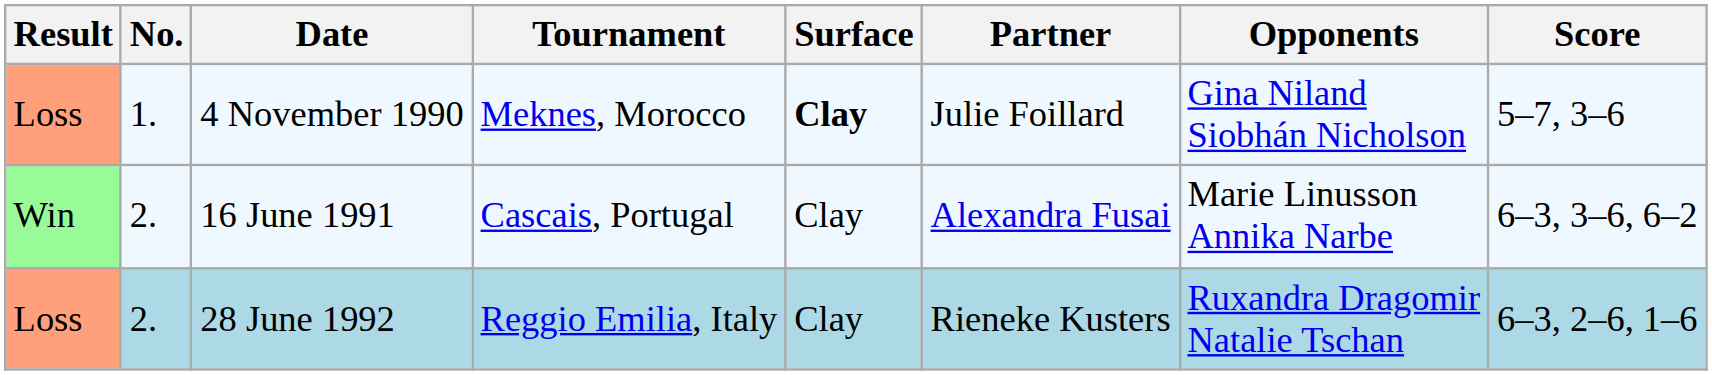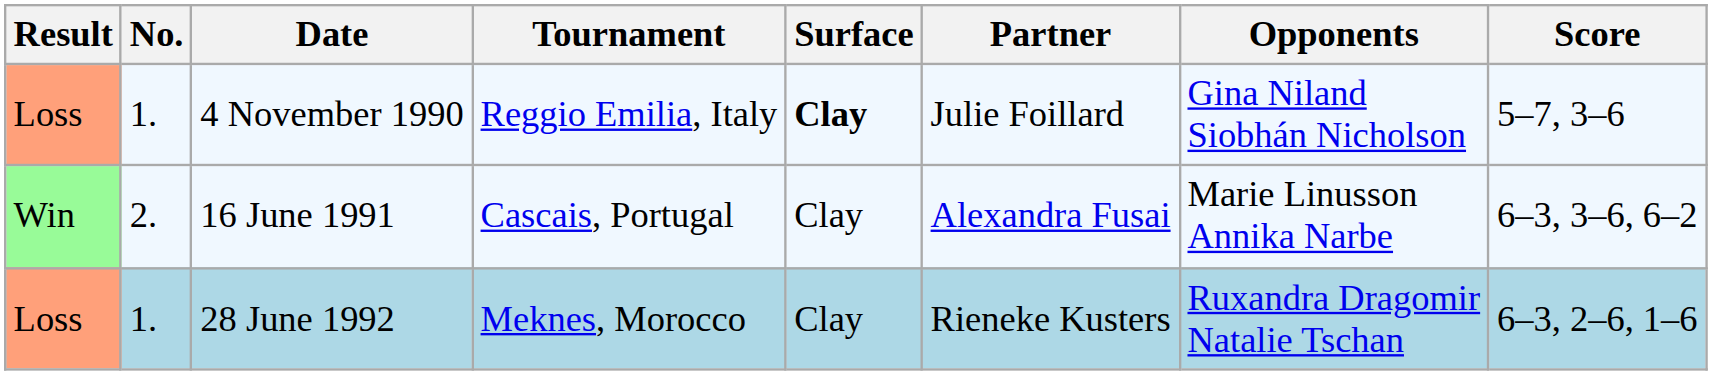(613, 113) Meknes, Morocco -> (629, 113) Reggio Emilia, Italy
(143, 316) 2. -> (143, 316) 1.
(629, 316) Reggio Emilia, Italy -> (613, 316) Meknes, Morocco
